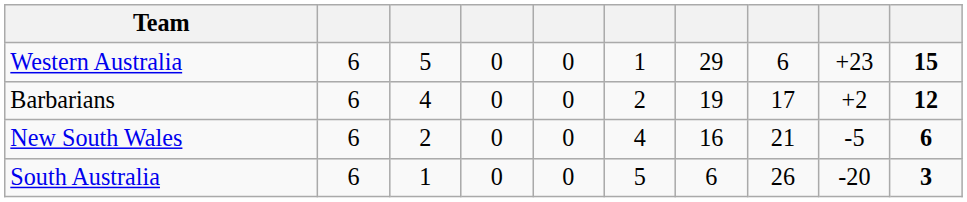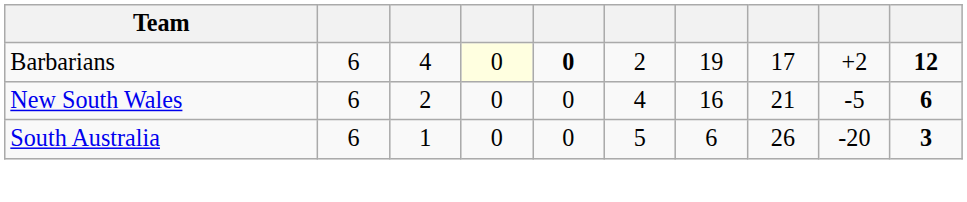- row: (96, 61)
(497, 100) no background -> (497, 61) lightyellow background
(568, 100) normal -> (568, 61) bold
